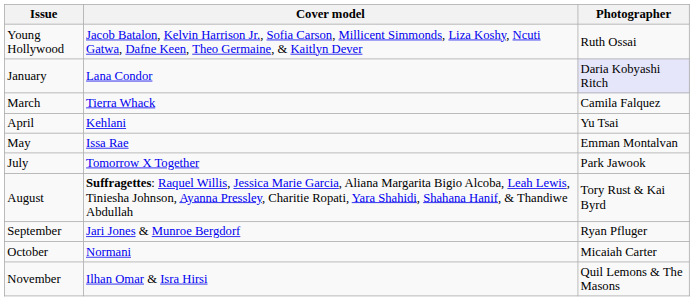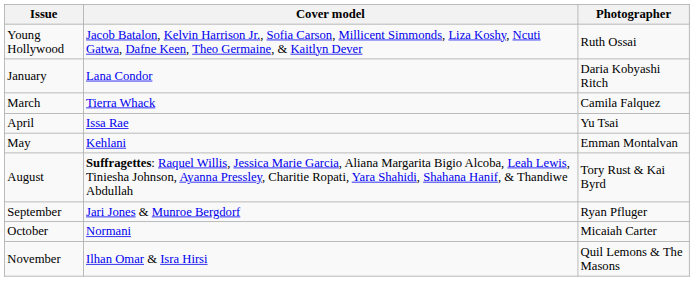(620, 75) lavender background -> (620, 75) no background
(106, 123) Kehlani -> (107, 123) Issa Rae
(107, 143) Issa Rae -> (106, 143) Kehlani
- row: (18, 163)
